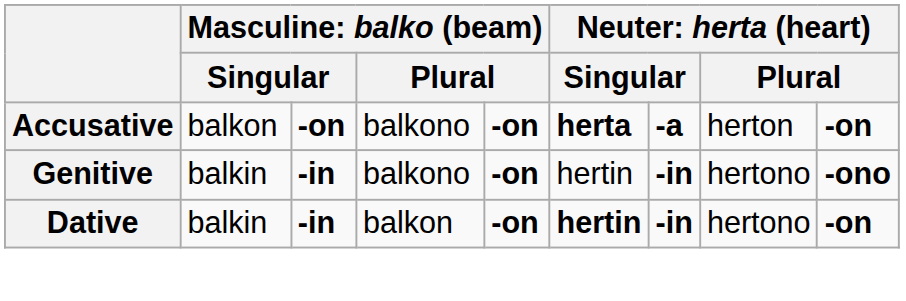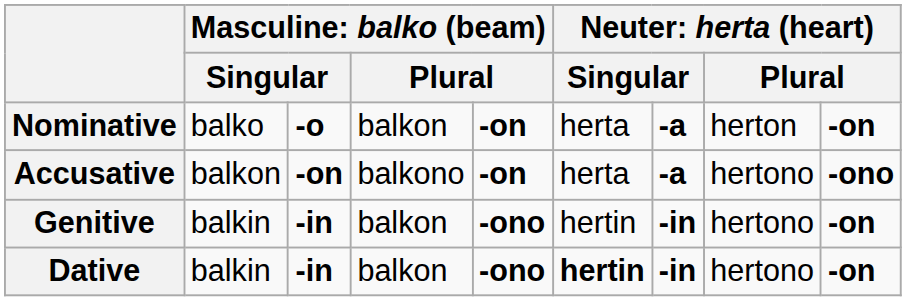+ row: (94, 125)
(594, 125) bold -> (595, 174) normal
(750, 125) herton -> (762, 174) hertono
(848, 125) -on -> (861, 174) -ono
(416, 174) balkono -> (402, 222) balkon
(515, 174) -on -> (512, 222) -ono
(858, 174) -ono -> (852, 222) -on
(515, 222) -on -> (512, 271) -ono
